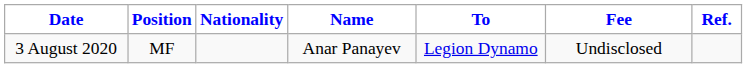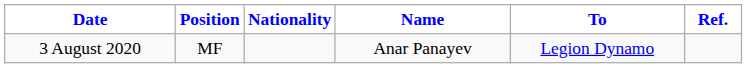- column: (619, 19)
